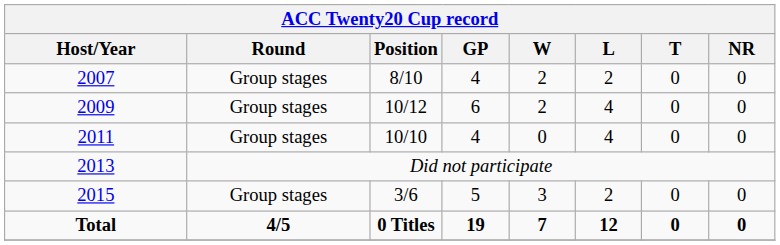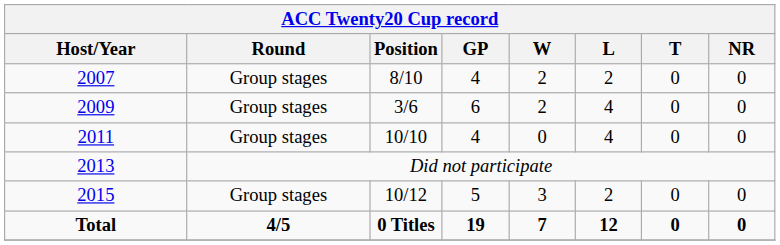(406, 107) 10/12 -> (406, 107) 3/6
(406, 195) 3/6 -> (406, 195) 10/12
